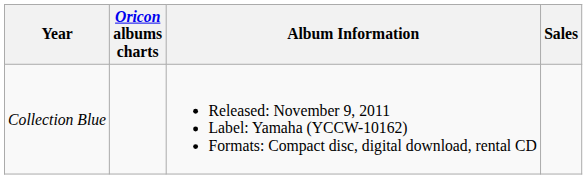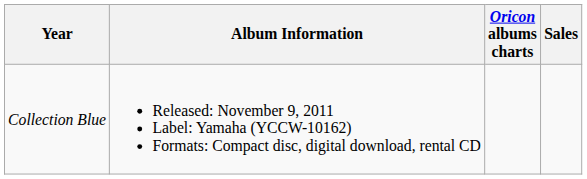columns swapped: (353, 34) <-> (138, 34)
